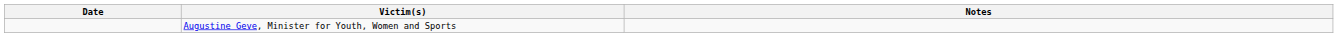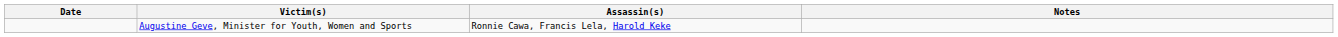+ column: (635, 11)
